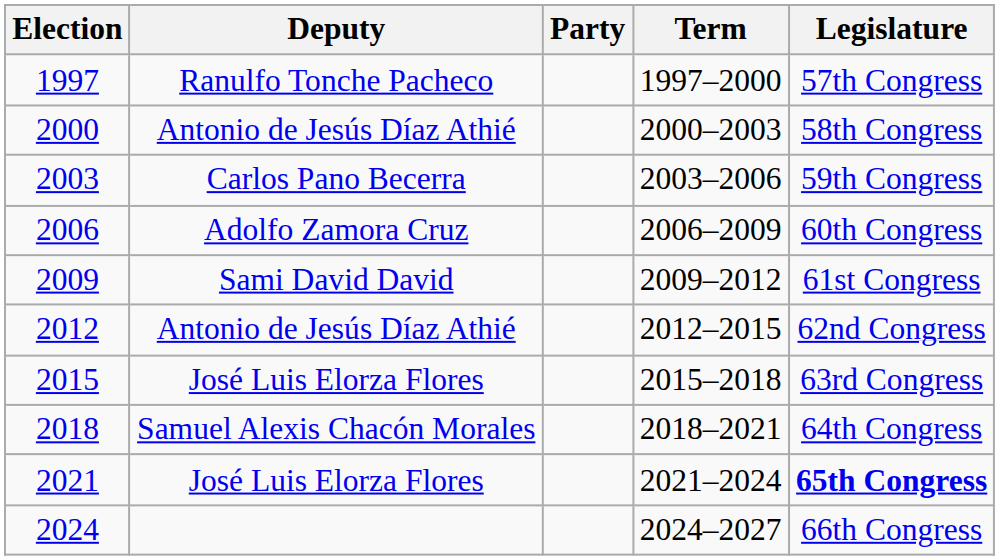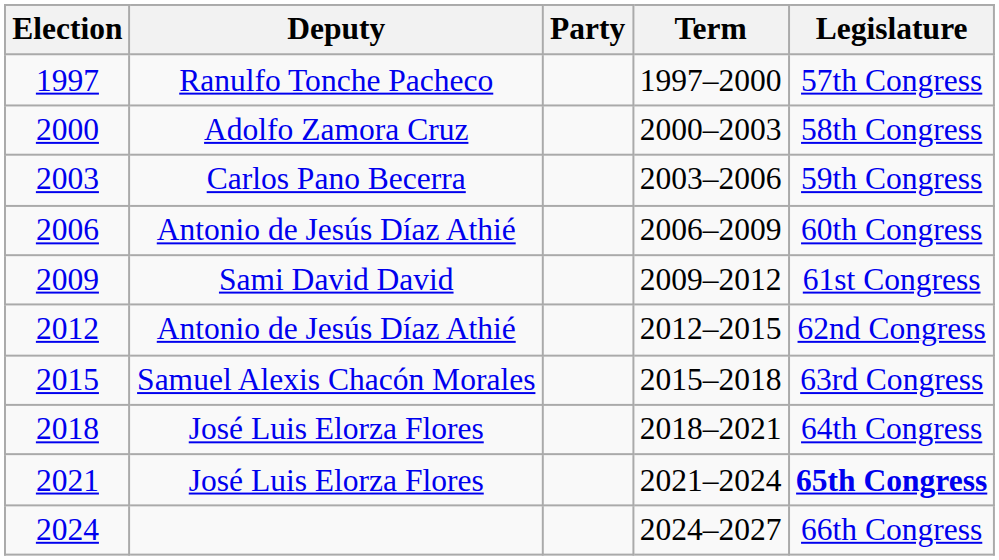(336, 129) Antonio de Jesús Díaz Athié -> (336, 129) Adolfo Zamora Cruz
(336, 229) Adolfo Zamora Cruz -> (336, 229) Antonio de Jesús Díaz Athié
(336, 379) José Luis Elorza Flores -> (336, 379) Samuel Alexis Chacón Morales
(336, 429) Samuel Alexis Chacón Morales -> (336, 429) José Luis Elorza Flores
